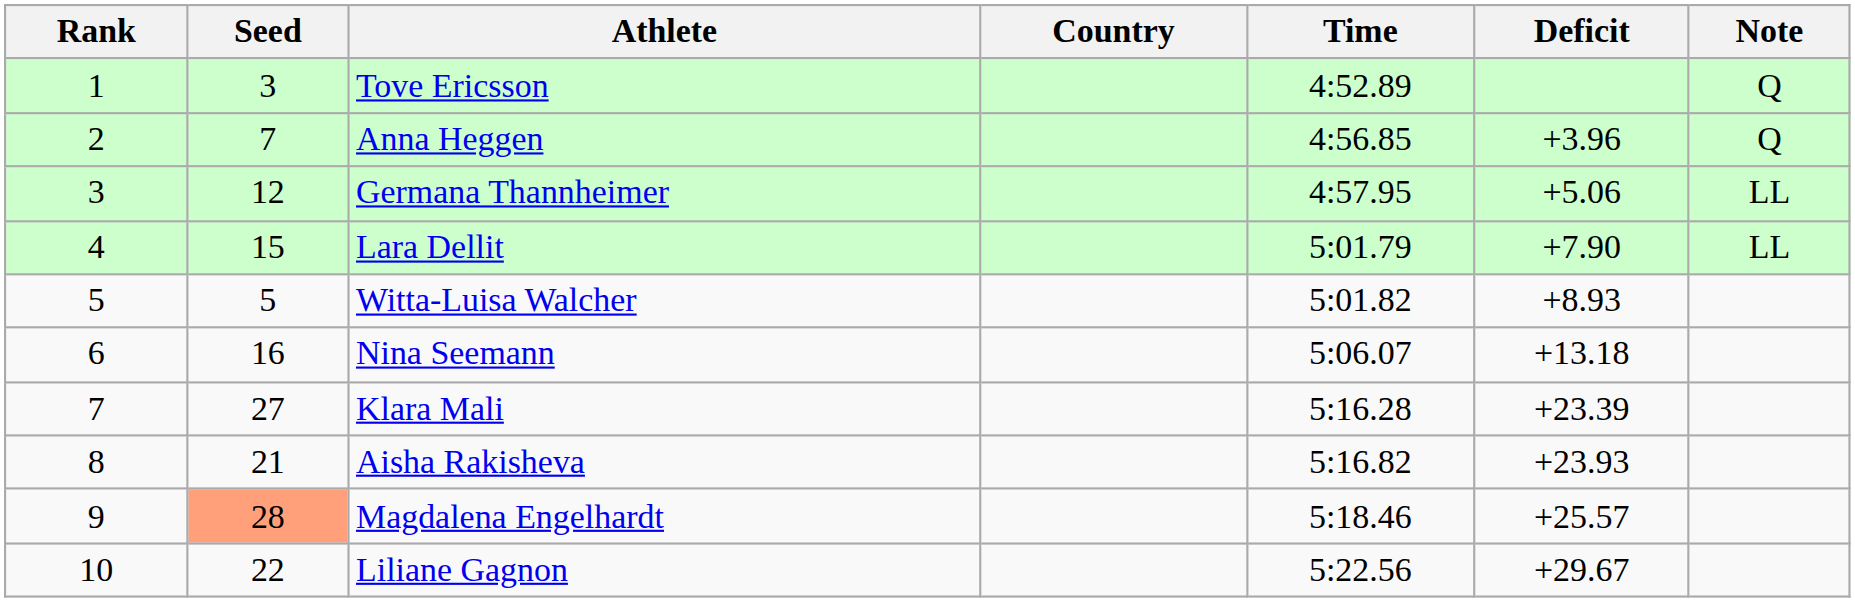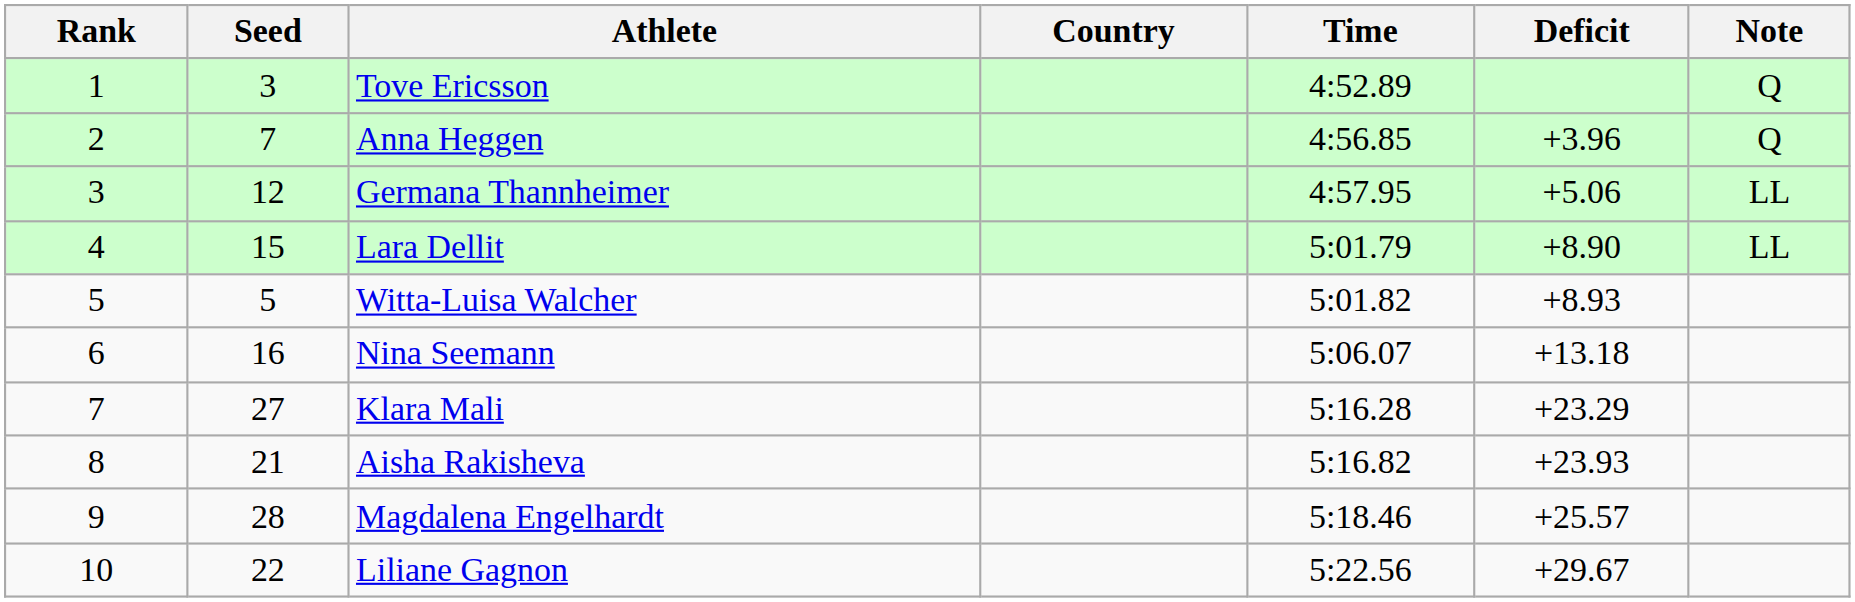(1582, 246) +7.90 -> (1582, 246) +8.90
(1582, 407) +23.39 -> (1582, 407) +23.29
(268, 515) lightsalmon background -> (268, 515) no background
